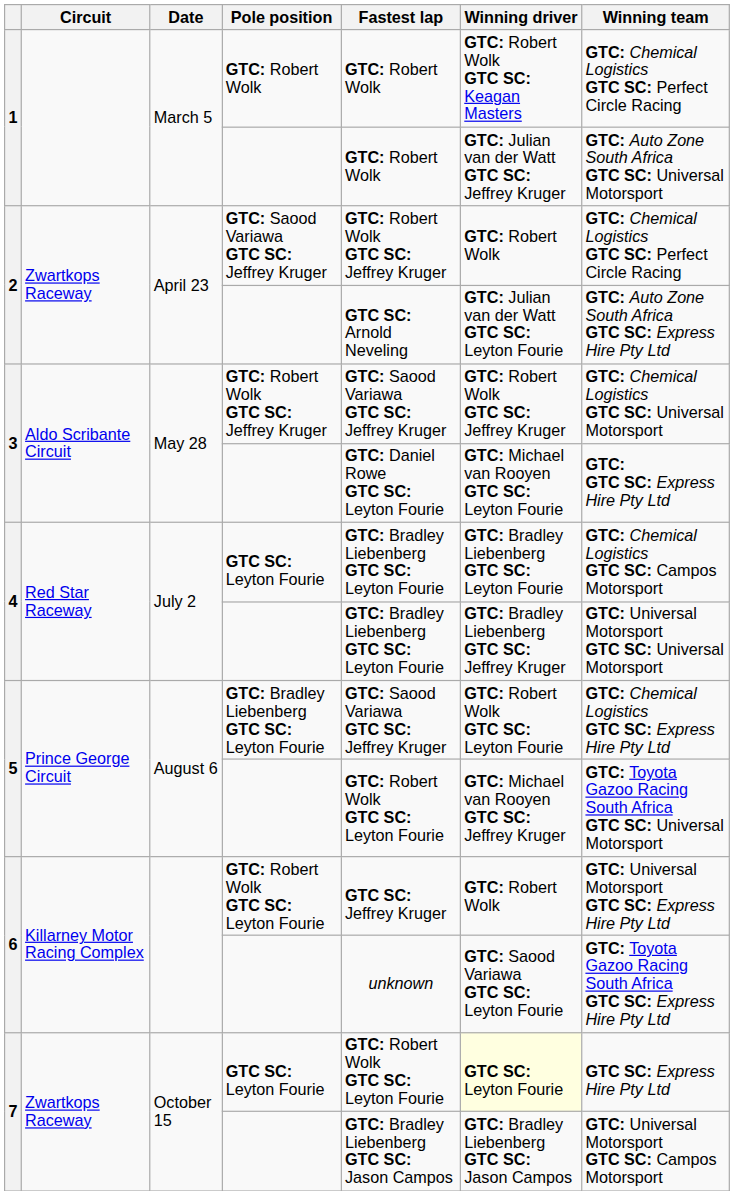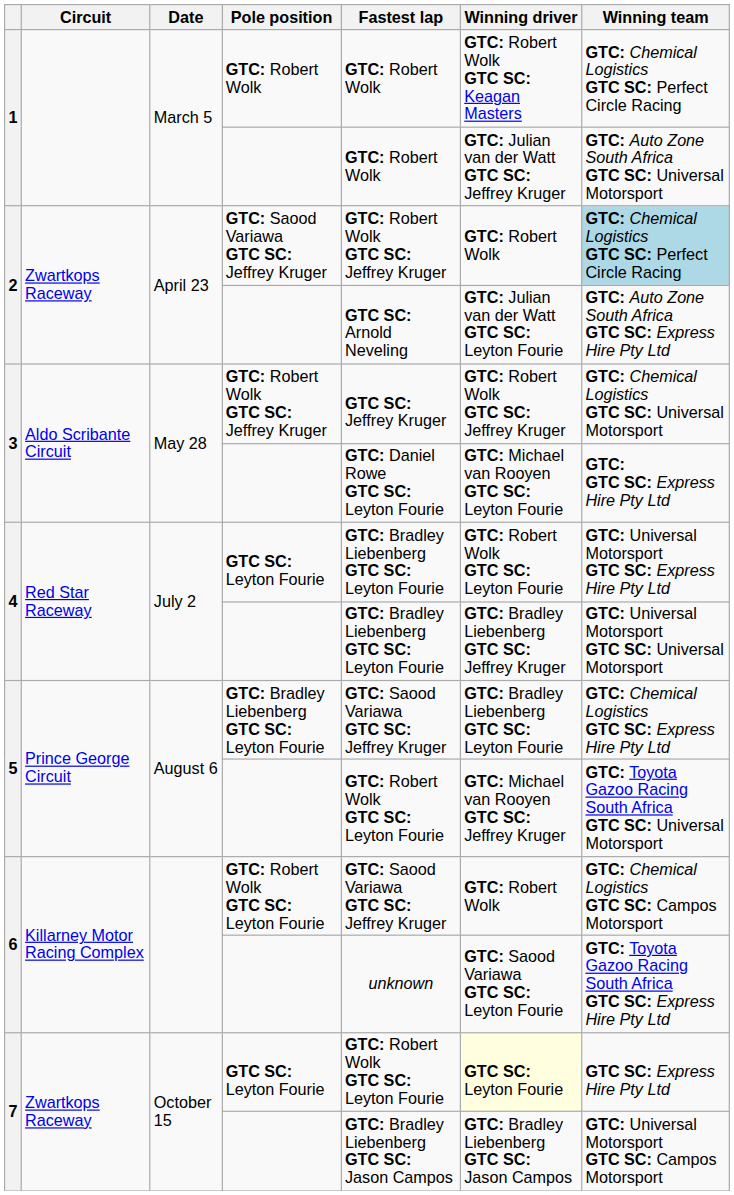(647, 245) no background -> (647, 245) lightblue background
(396, 403) GTC: Saood Variawa GTC SC: Jeffrey Kruger -> (396, 412) GTC SC: Jeffrey Kruger
(514, 561) GTC: Bradley Liebenberg GTC SC: Leyton Fourie -> (514, 561) GTC: Robert Wolk GTC SC: Leyton Fourie
(651, 561) GTC: Chemical Logistics GTC SC: Campos Motorsport -> (650, 561) GTC: Universal Motorsport GTC SC: Express Hire Pty Ltd
(514, 720) GTC: Robert Wolk GTC SC: Leyton Fourie -> (514, 720) GTC: Bradley Liebenberg GTC SC: Leyton Fourie
(396, 904) GTC SC: Jeffrey Kruger -> (396, 896) GTC: Saood Variawa GTC SC: Jeffrey Kruger
(650, 896) GTC: Universal Motorsport GTC SC: Express Hire Pty Ltd -> (651, 896) GTC: Chemical Logistics GTC SC: Campos Motorsport
